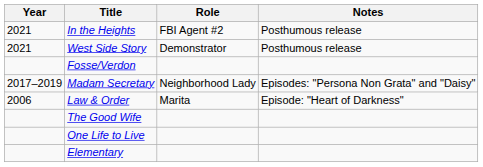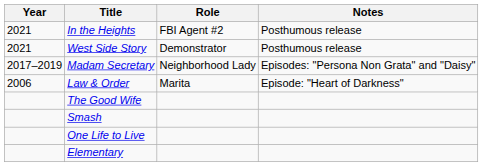- row: (101, 65)
+ row: (84, 118)
